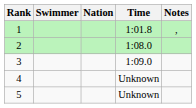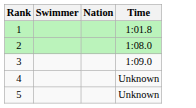- column: (176, 12)
